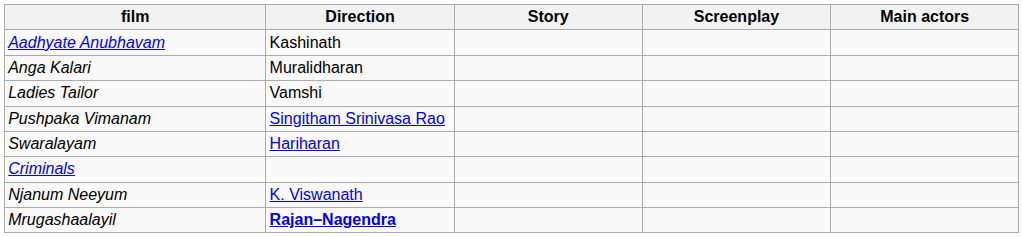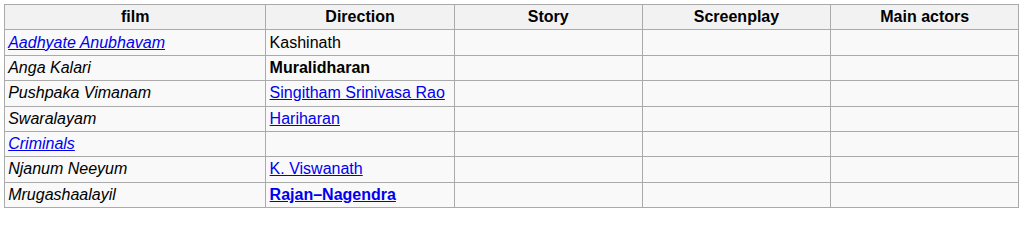(316, 67) normal -> (320, 67) bold
- row: (53, 93)
